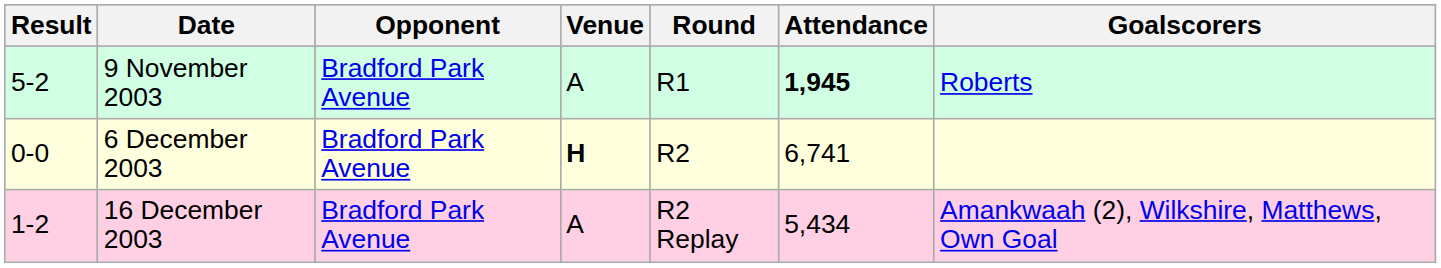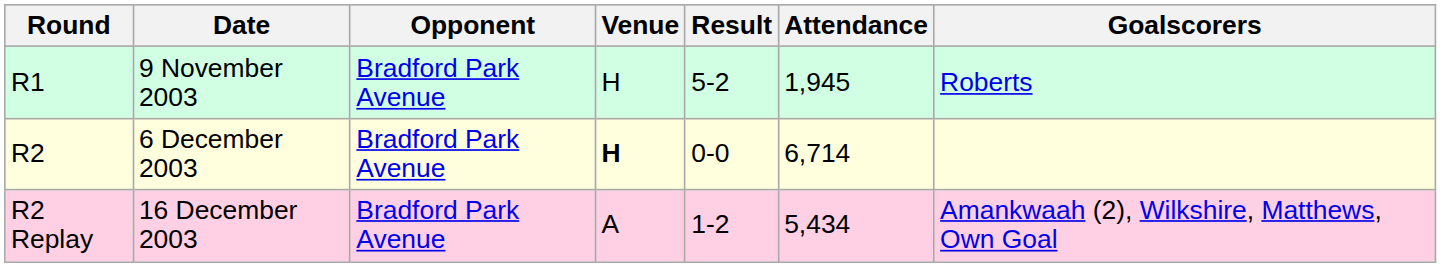columns swapped: (714, 25) <-> (51, 25)
(575, 82) A -> (611, 82) H
(817, 82) bold -> (817, 82) normal
(817, 153) 6,741 -> (817, 153) 6,714
